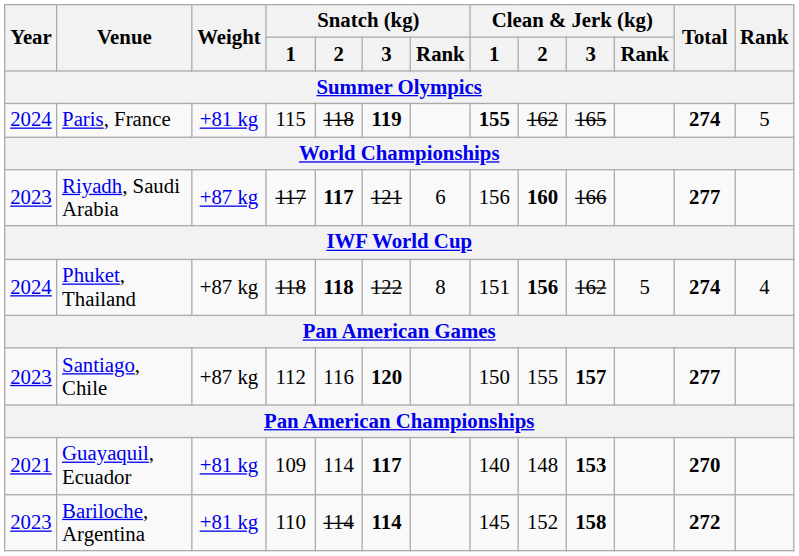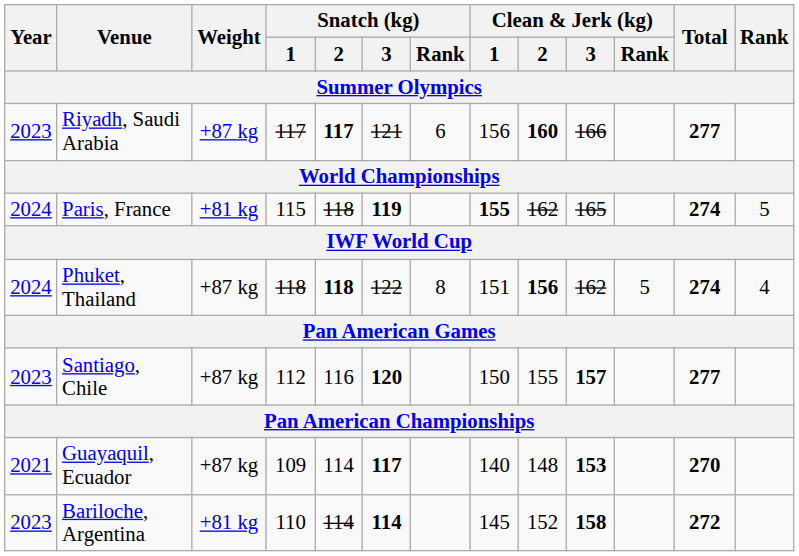rows swapped: (116, 119) <-> (121, 197)
(229, 465) +81 kg -> (229, 465) +87 kg
